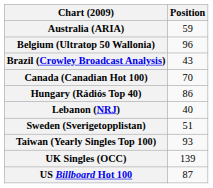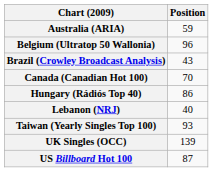- row: (86, 126)
